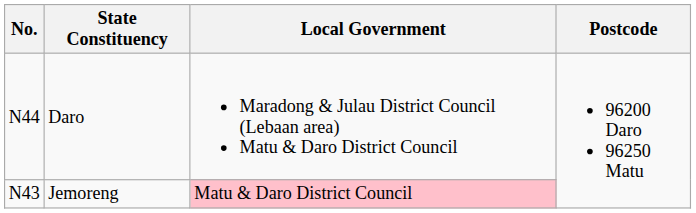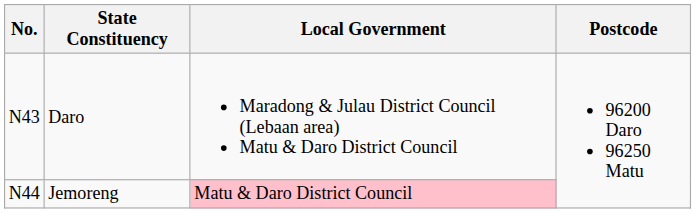(24, 116) N44 -> (24, 116) N43
(24, 193) N43 -> (24, 193) N44
